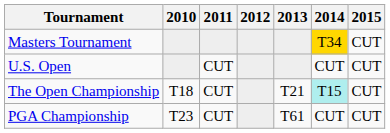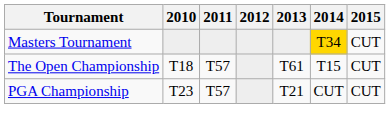- row: (40, 66)
(218, 91) CUT -> (218, 66) T57
(292, 91) T21 -> (292, 66) T61
(329, 91) paleturquoise background -> (329, 66) no background
(218, 116) CUT -> (218, 91) T57
(292, 116) T61 -> (292, 91) T21
